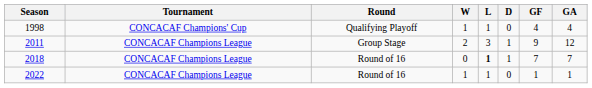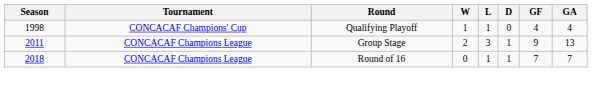(570, 44) 12 -> (570, 44) 13
(488, 59) bold -> (488, 59) normal
- row: (35, 75)
